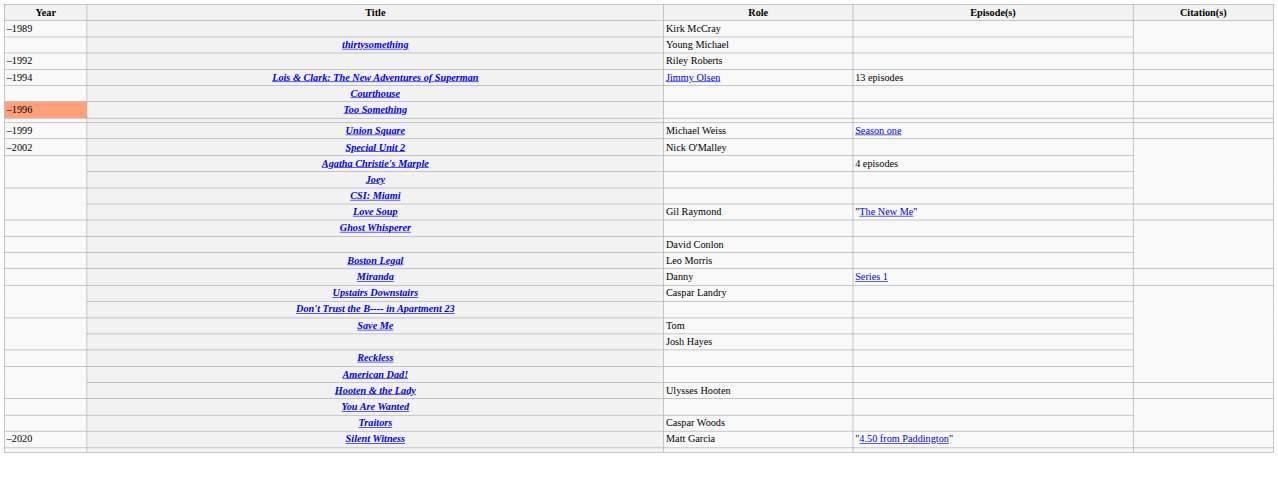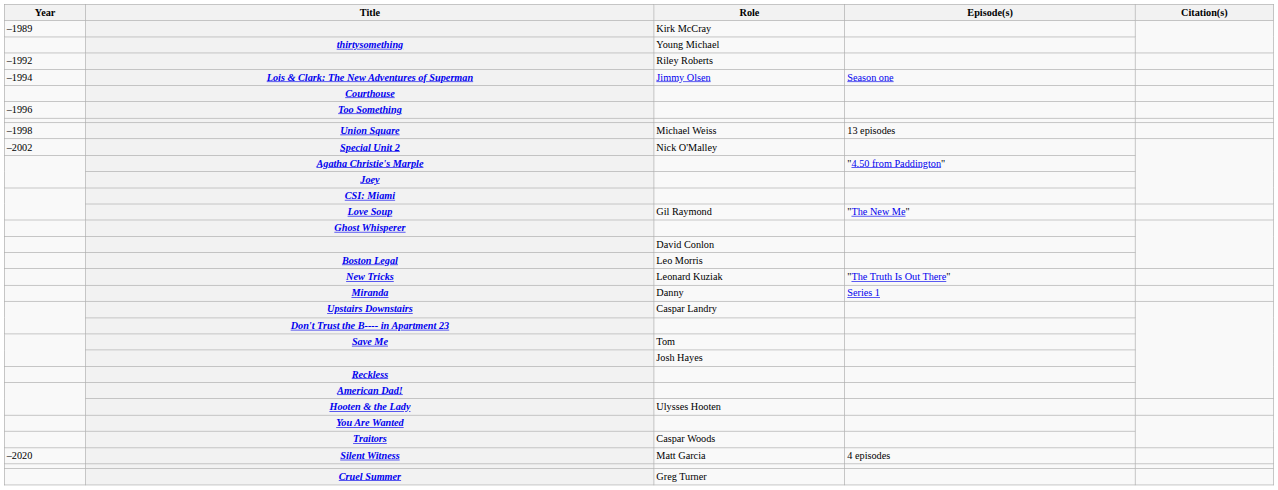(879, 77) 13 episodes -> (870, 77) Season one
(19, 110) lightsalmon background -> (19, 110) no background
(19, 131) –1999 -> (19, 131) –1998
(878, 131) Season one -> (871, 131) 13 episodes
(877, 163) 4 episodes -> (896, 163) "4.50 from Paddington"
+ row: (370, 277)
(904, 439) "4.50 from Paddington" -> (869, 455) 4 episodes
+ row: (370, 476)
